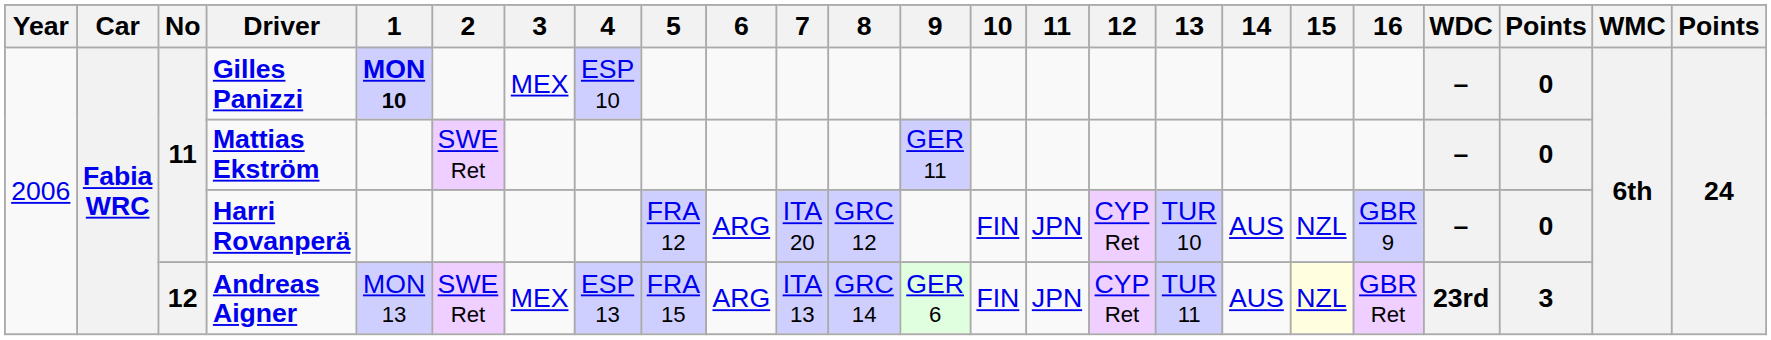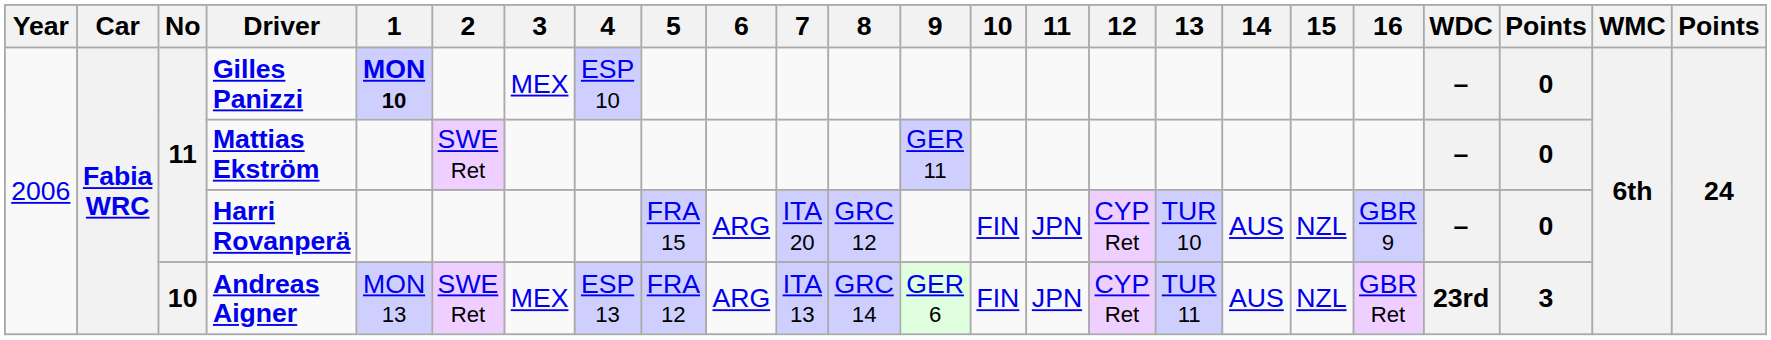(673, 227) FRA 12 -> (673, 227) FRA 15
(183, 298) 12 -> (183, 298) 10
(673, 298) FRA 15 -> (673, 298) FRA 12
(1321, 298) lightyellow background -> (1321, 298) no background
